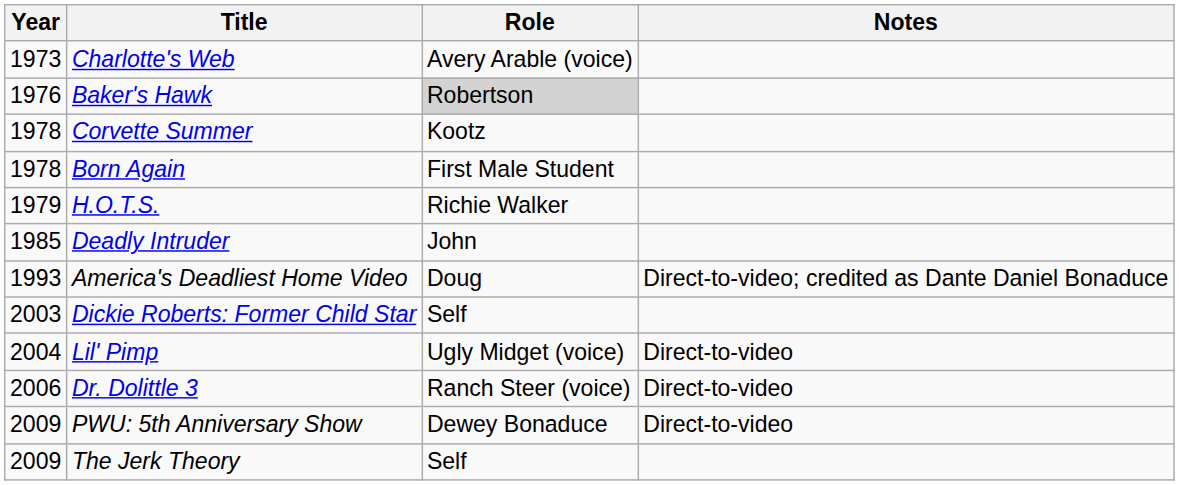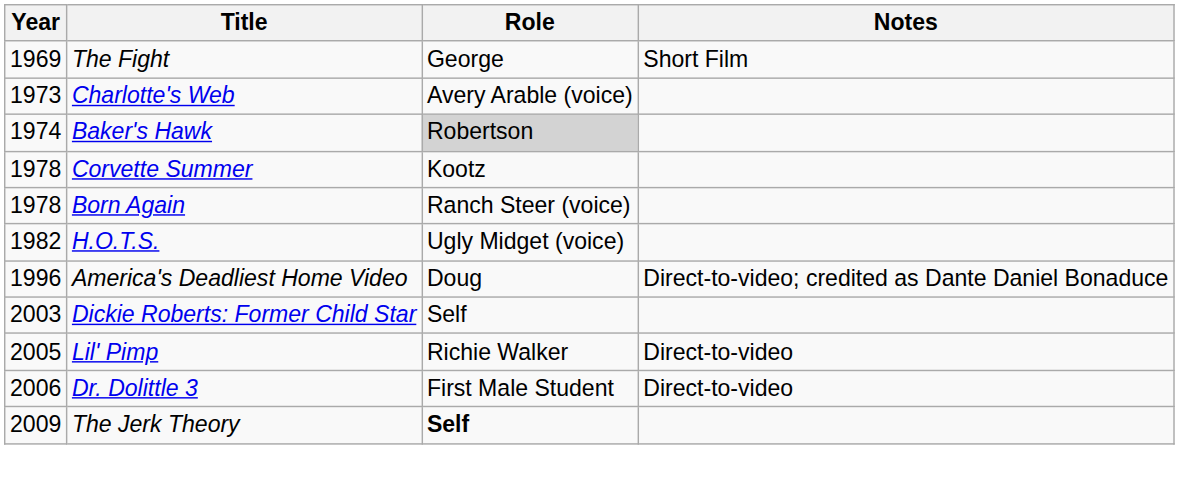+ row: (121, 59)
(36, 95) 1976 -> (36, 132) 1974
(520, 168) First Male Student -> (529, 205) Ranch Steer (voice)
(36, 205) 1979 -> (36, 242) 1982
(498, 205) Richie Walker -> (526, 242) Ugly Midget (voice)
- row: (151, 242)
(36, 278) 1993 -> (36, 278) 1996
(36, 351) 2004 -> (36, 351) 2005
(526, 351) Ugly Midget (voice) -> (498, 351) Richie Walker
(529, 388) Ranch Steer (voice) -> (520, 388) First Male Student
- row: (217, 424)
(447, 461) normal -> (448, 424) bold
